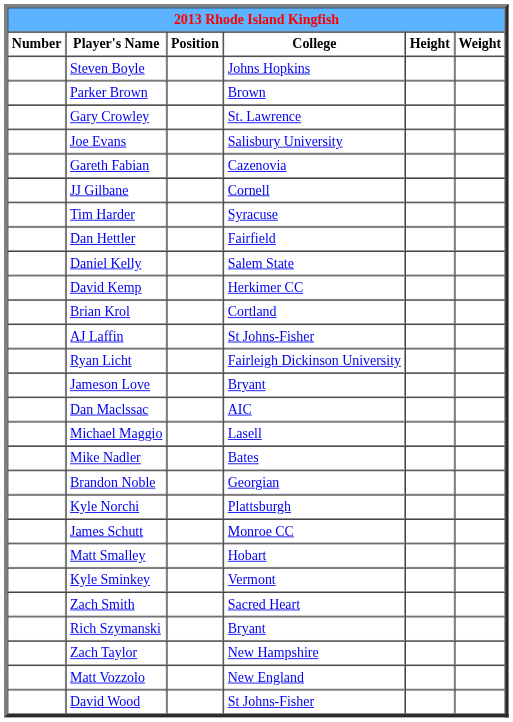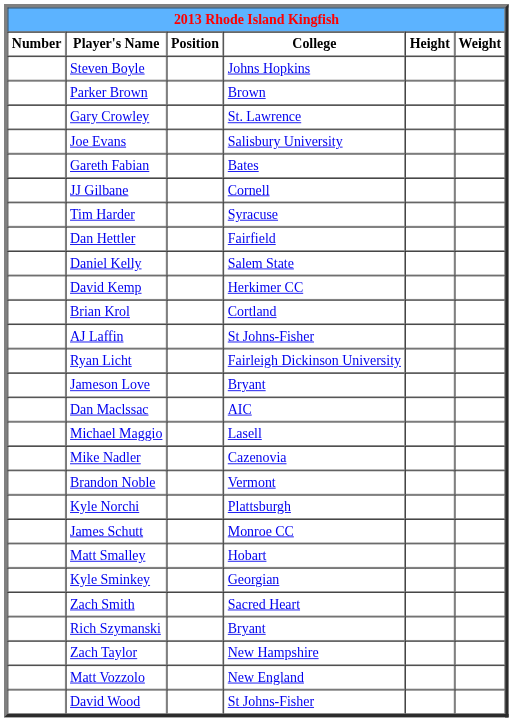(257, 165) Cazenovia -> (243, 165) Bates
(243, 458) Bates -> (257, 458) Cazenovia
(254, 482) Georgian -> (252, 482) Vermont
(252, 580) Vermont -> (254, 580) Georgian
